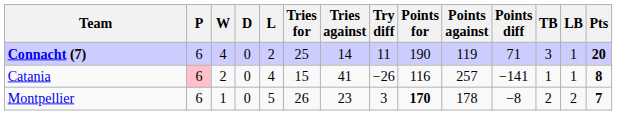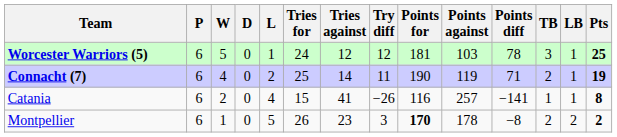+ row: (78, 53)
(548, 53) 3 -> (548, 76) 2
(599, 53) 20 -> (599, 76) 19
(199, 76) pink background -> (199, 98) no background
(599, 98) 7 -> (599, 120) 2
